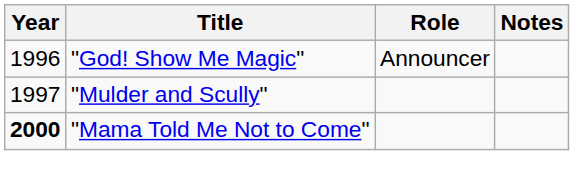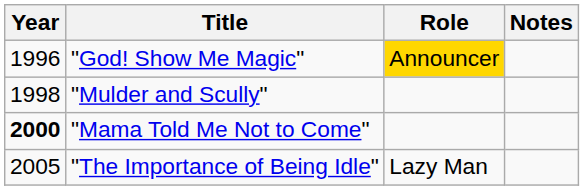(435, 58) no background -> (444, 58) gold background
(35, 94) 1997 -> (35, 94) 1998
+ row: (225, 166)
